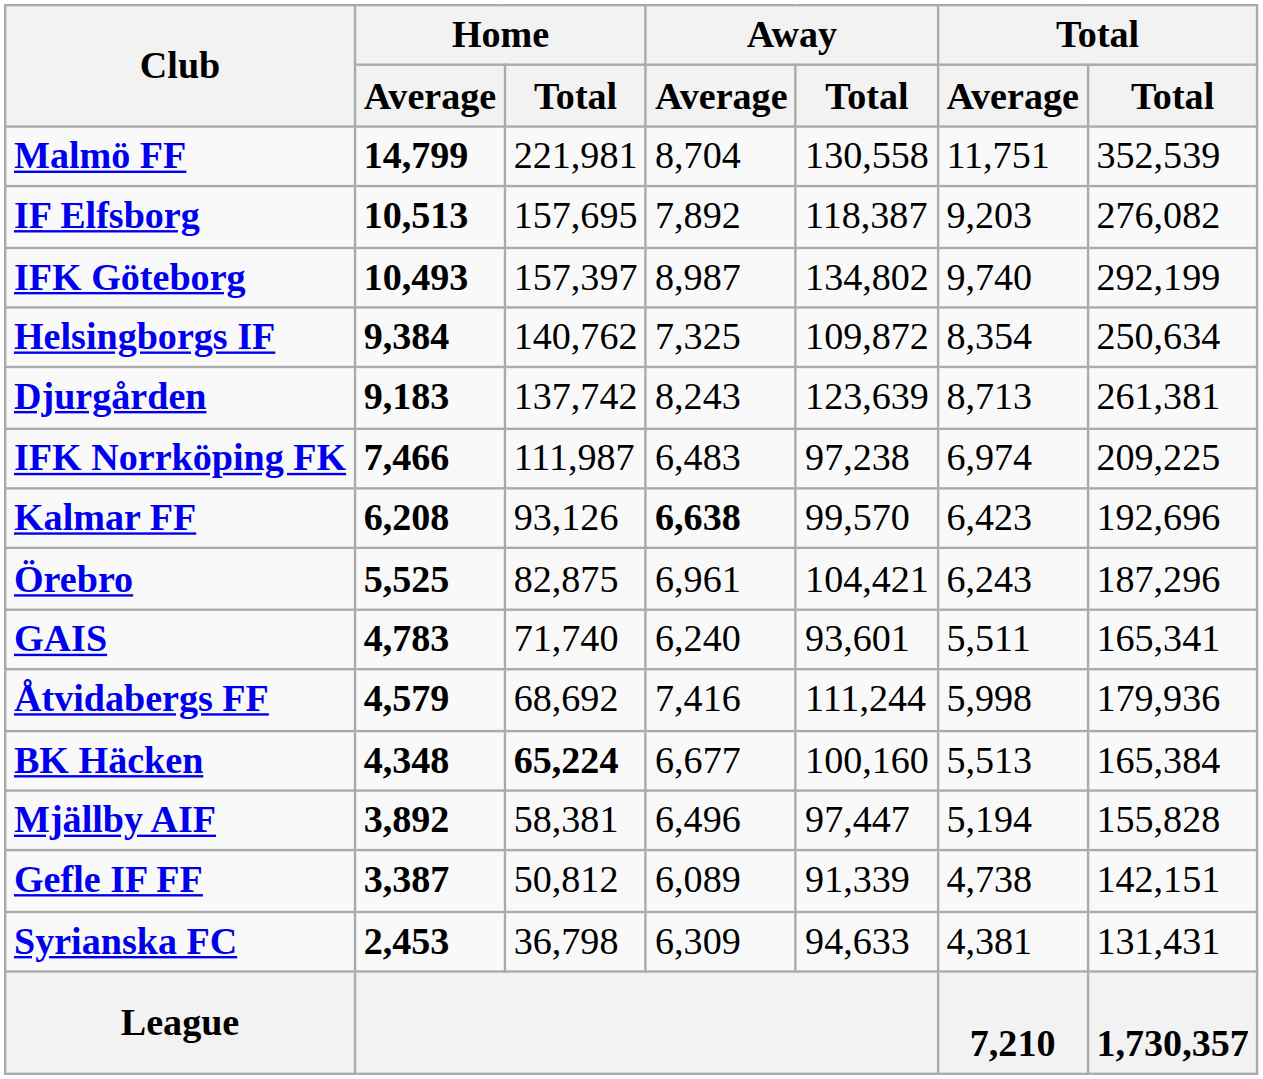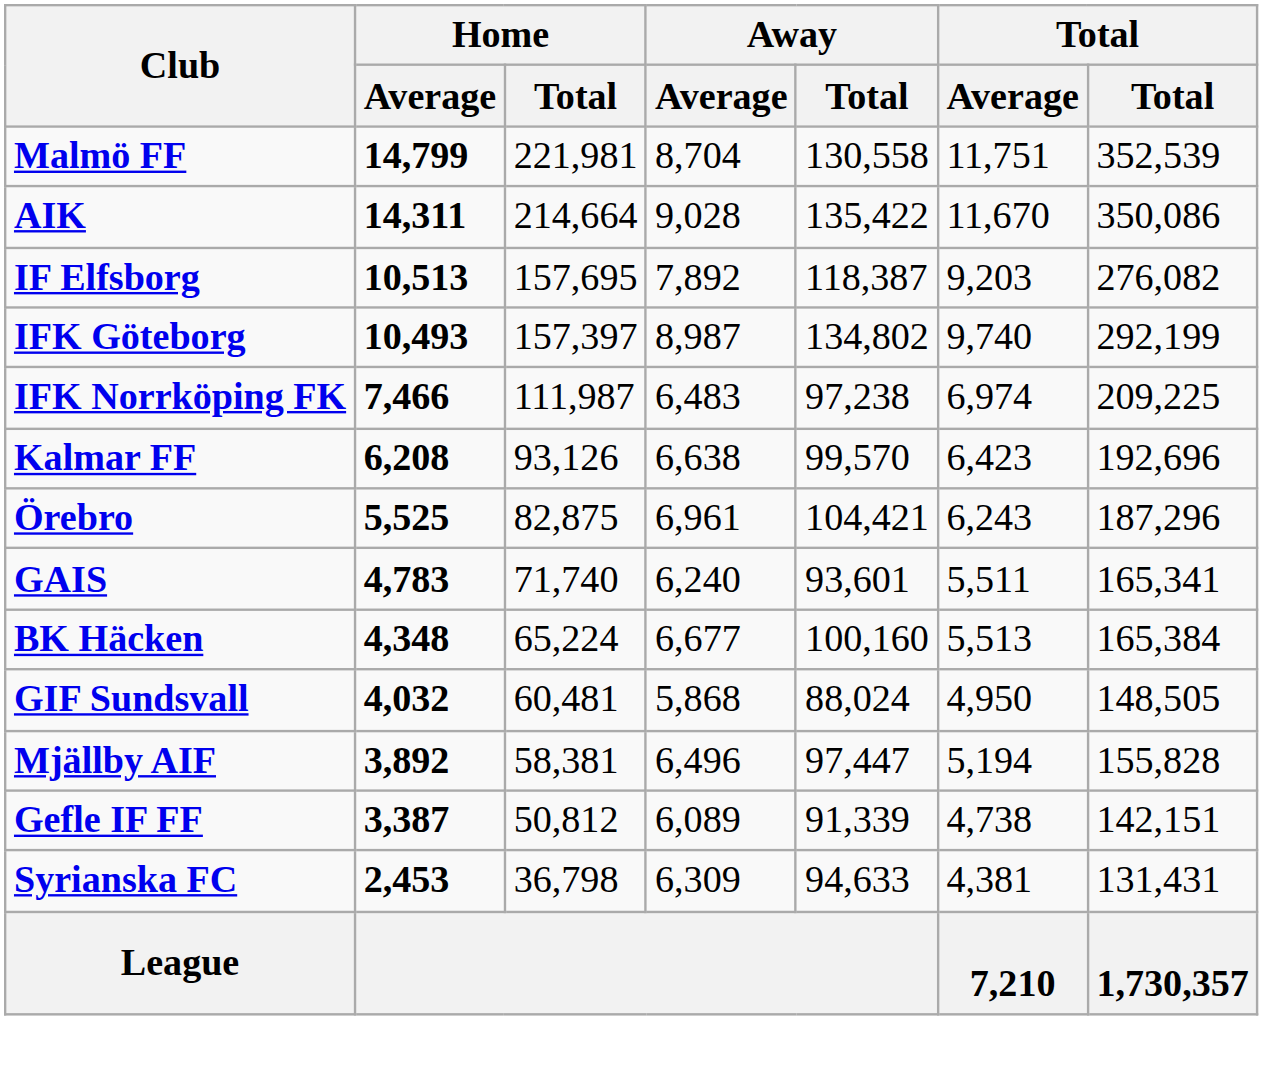+ row: (50, 215)
- row: (145, 336)
- row: (110, 397)
(698, 517) bold -> (698, 457) normal
- row: (141, 699)
(566, 759) bold -> (566, 638) normal
+ row: (131, 699)
